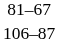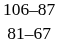rows swapped: (29, 9) <-> (29, 33)
